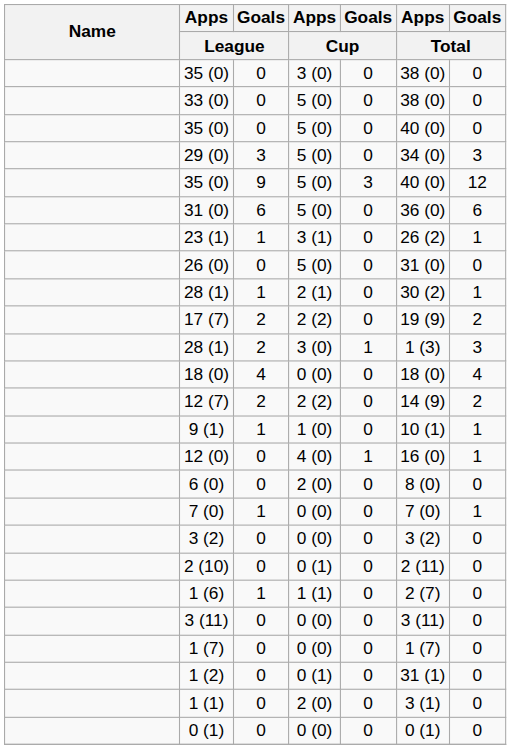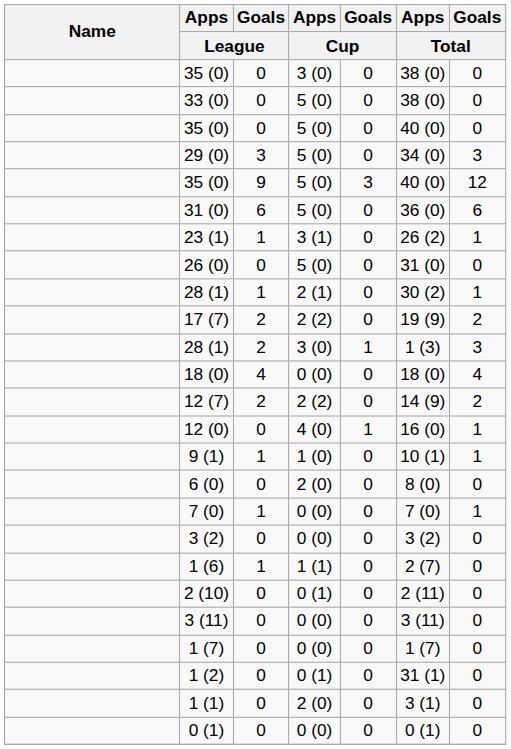rows swapped: (206, 456) <-> (206, 429)
rows swapped: (206, 566) <-> (206, 593)
